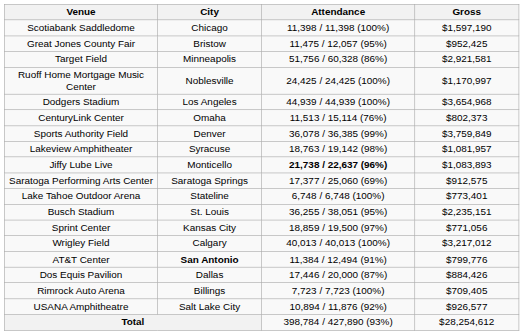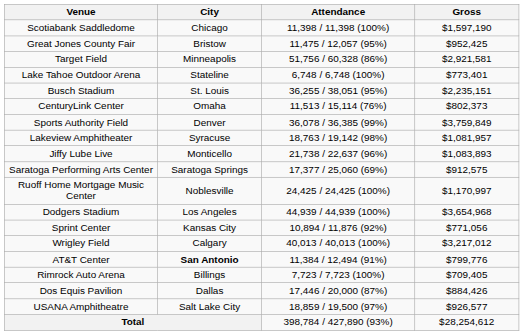rows swapped: (81, 196) <-> (81, 80)
rows swapped: (81, 102) <-> (81, 212)
(338, 165) bold -> (338, 153) normal
(338, 228) 18,859 / 19,500 (97%) -> (338, 228) 10,894 / 11,876 (92%)
rows swapped: (81, 275) <-> (81, 290)
(338, 306) 10,894 / 11,876 (92%) -> (338, 306) 18,859 / 19,500 (97%)
